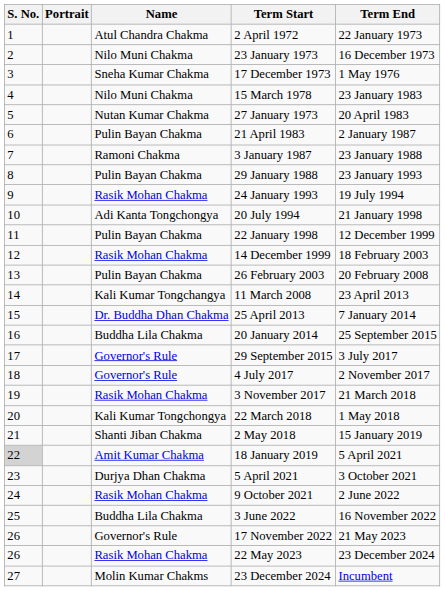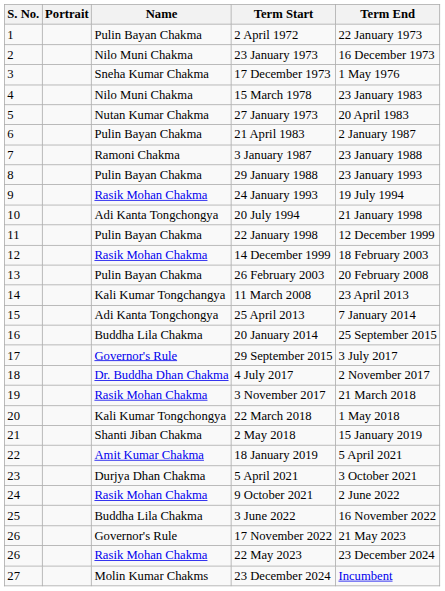(151, 34) Atul Chandra Chakma -> (148, 34) Pulin Bayan Chakma
(161, 315) Dr. Buddha Dhan Chakma -> (156, 315) Adi Kanta Tongchongya
(136, 375) Governor's Rule -> (161, 375) Dr. Buddha Dhan Chakma
(14, 455) lightgrey background -> (14, 455) no background
